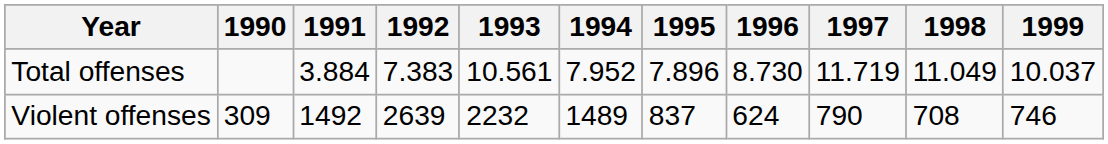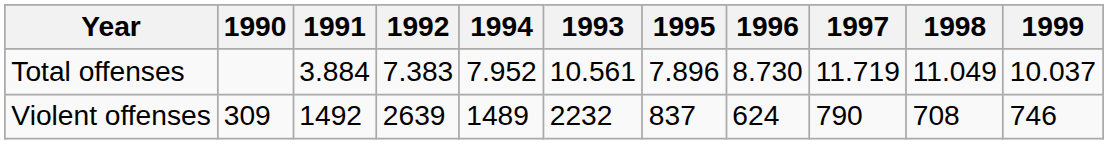columns swapped: (509, 26) <-> (601, 26)
